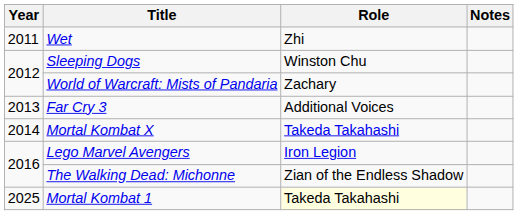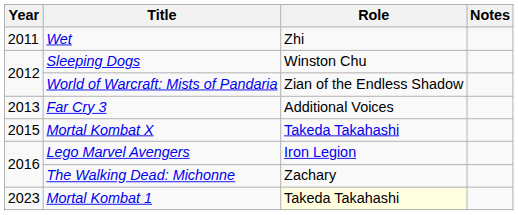(310, 84) Zachary -> (374, 84) Zian of the Endless Shadow
(24, 130) 2014 -> (24, 130) 2015
(374, 175) Zian of the Endless Shadow -> (310, 175) Zachary
(24, 198) 2025 -> (24, 198) 2023
